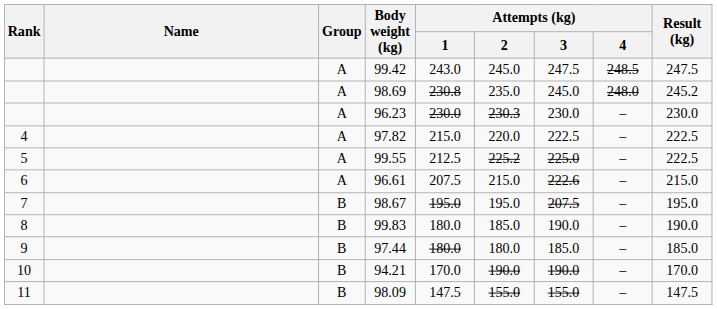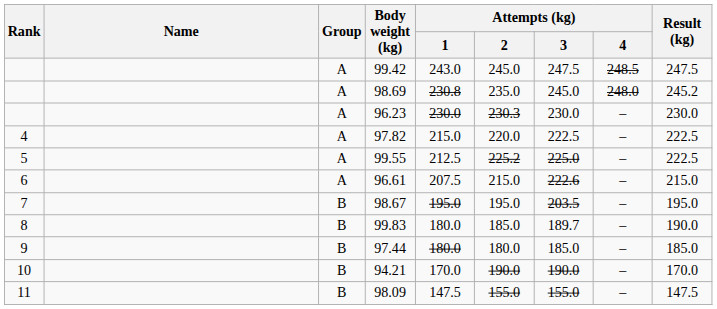(564, 203) 207.5 -> (564, 203) 203.5
(564, 225) 190.0 -> (564, 225) 189.7
